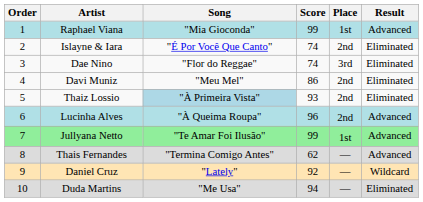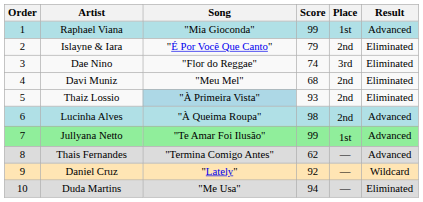(313, 47) 74 -> (313, 47) 79
(313, 81) 86 -> (313, 81) 68
(313, 116) 96 -> (313, 116) 98
